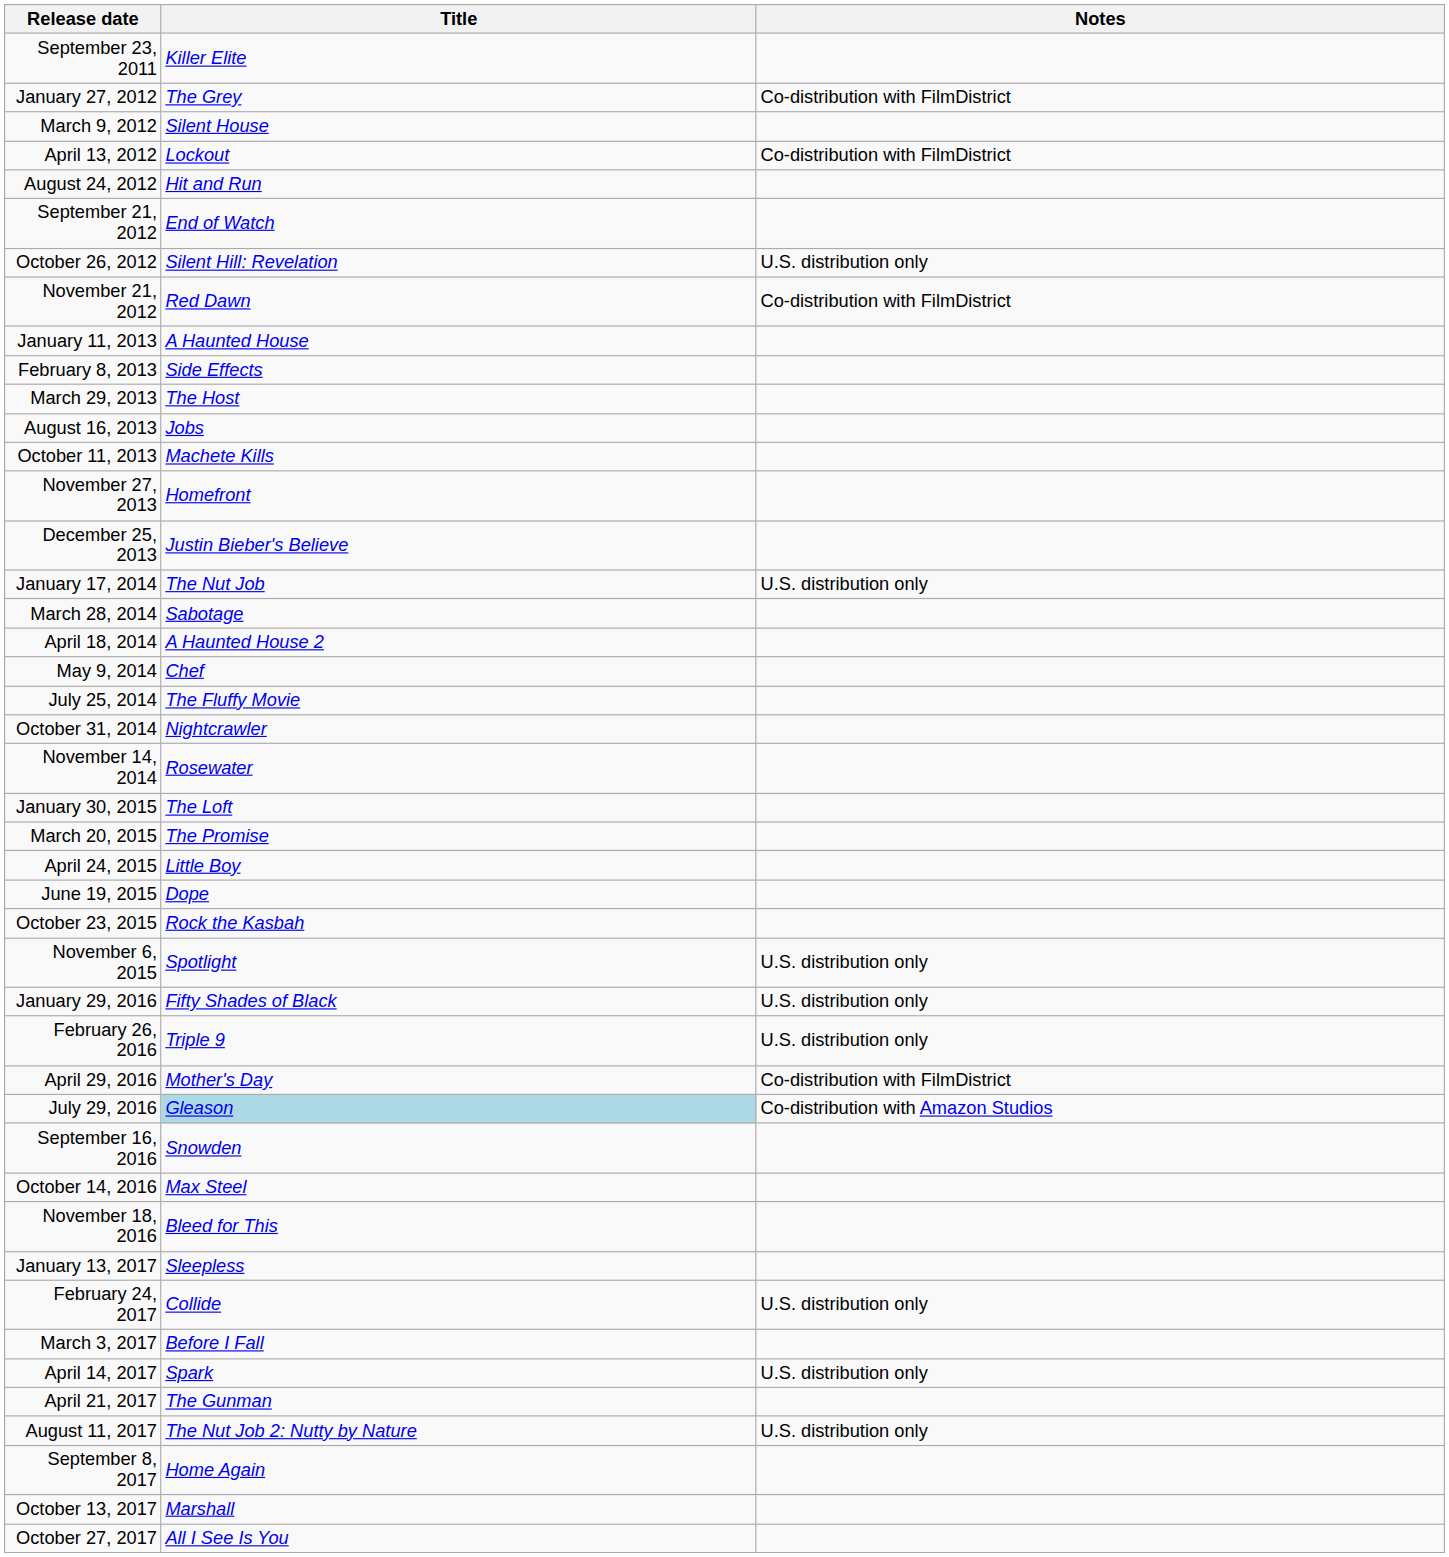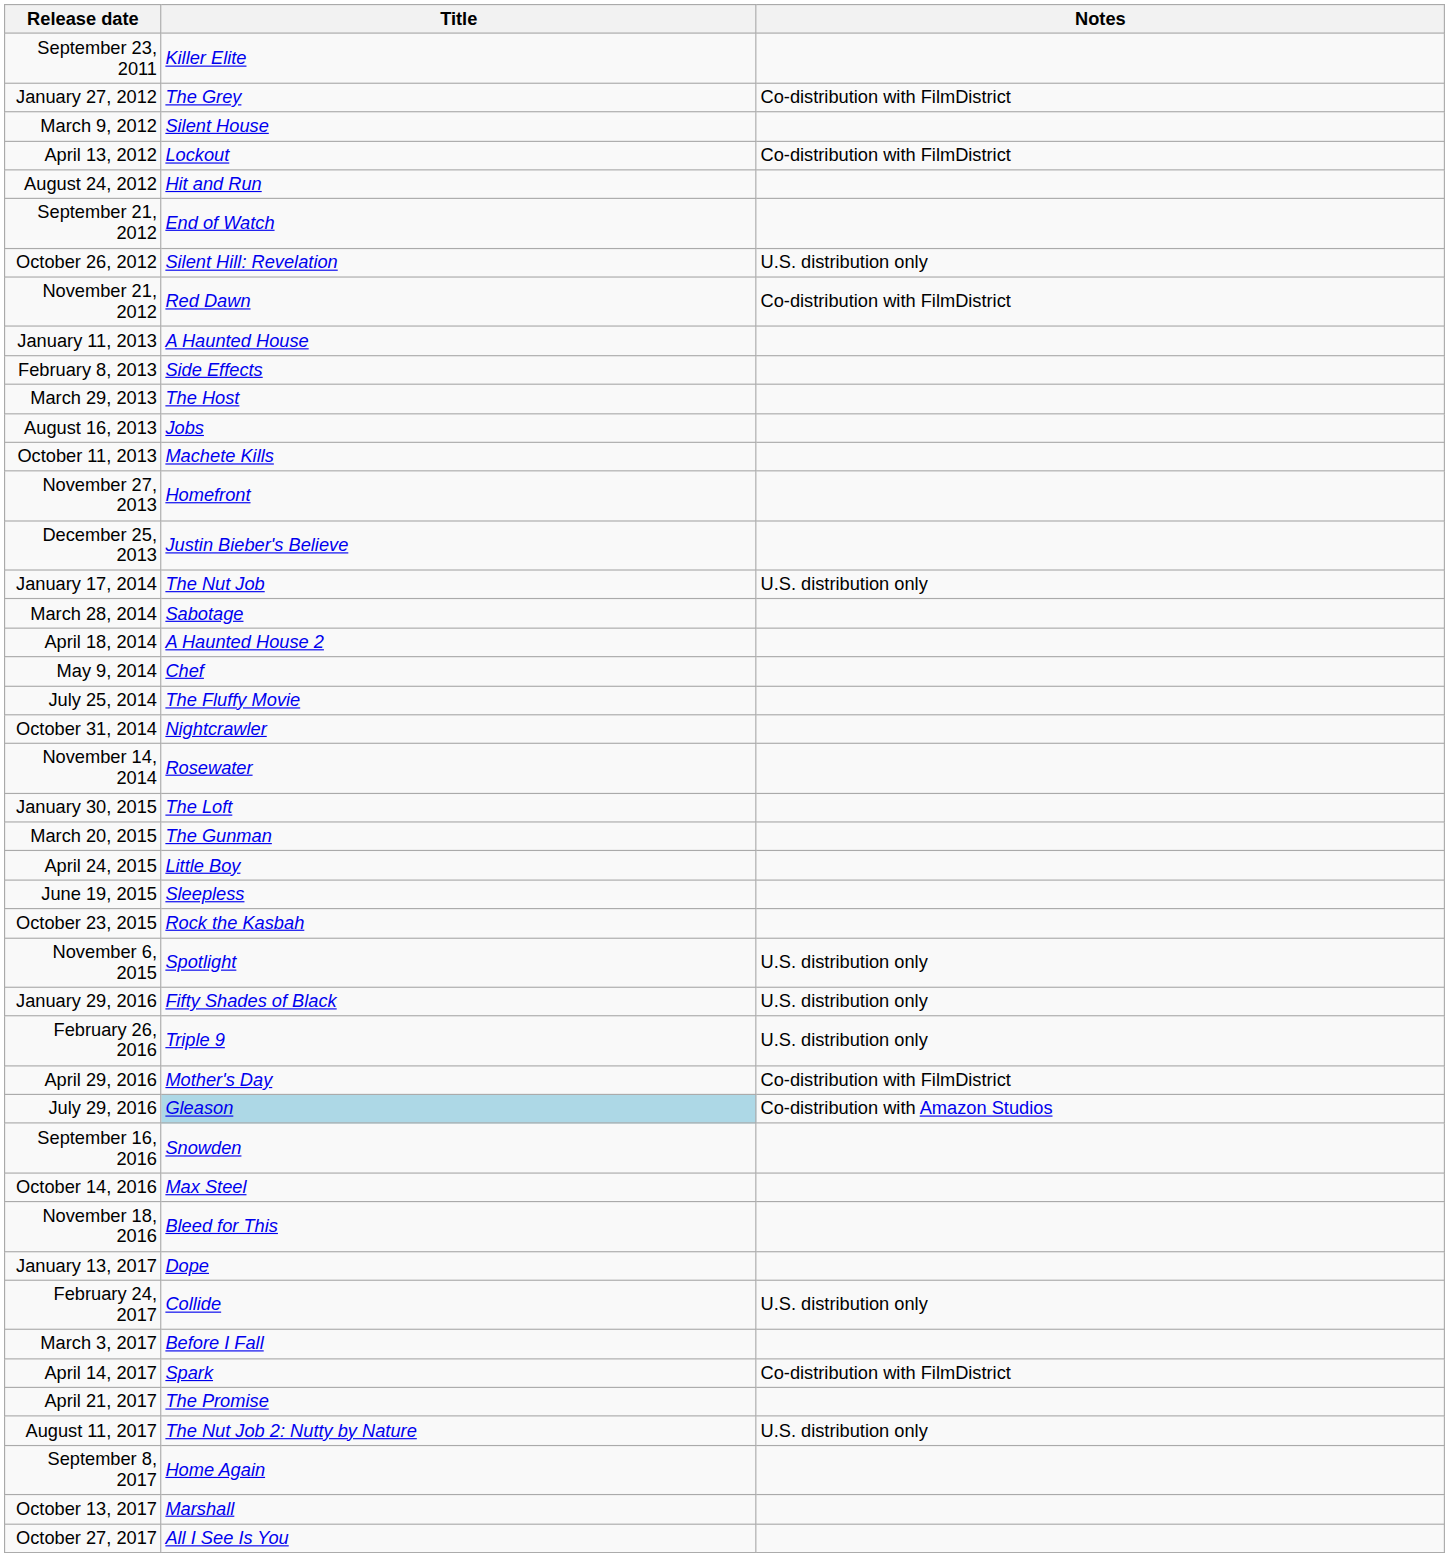(217, 836) The Promise -> (219, 836) The Gunman
(187, 894) Dope -> (205, 894) Sleepless
(205, 1265) Sleepless -> (187, 1265) Dope
(844, 1372) U.S. distribution only -> (886, 1372) Co-distribution with FilmDistrict
(219, 1401) The Gunman -> (217, 1401) The Promise
